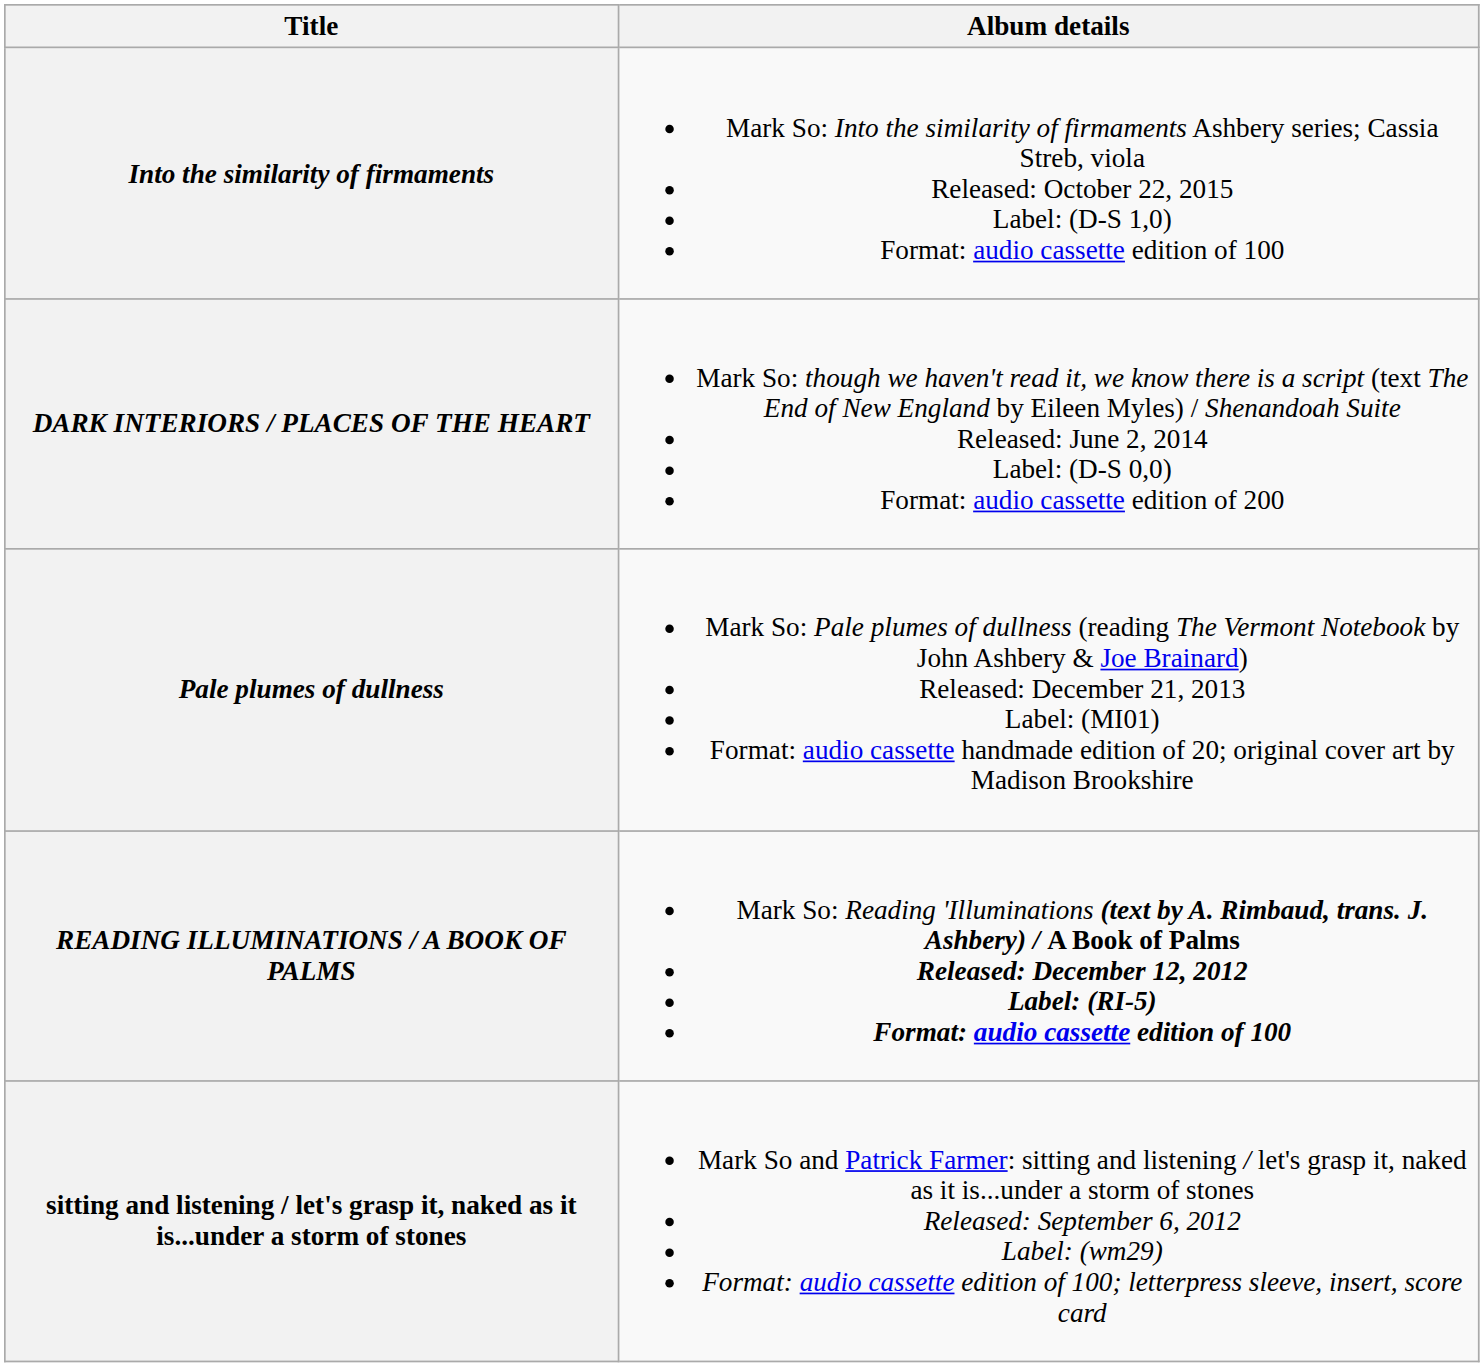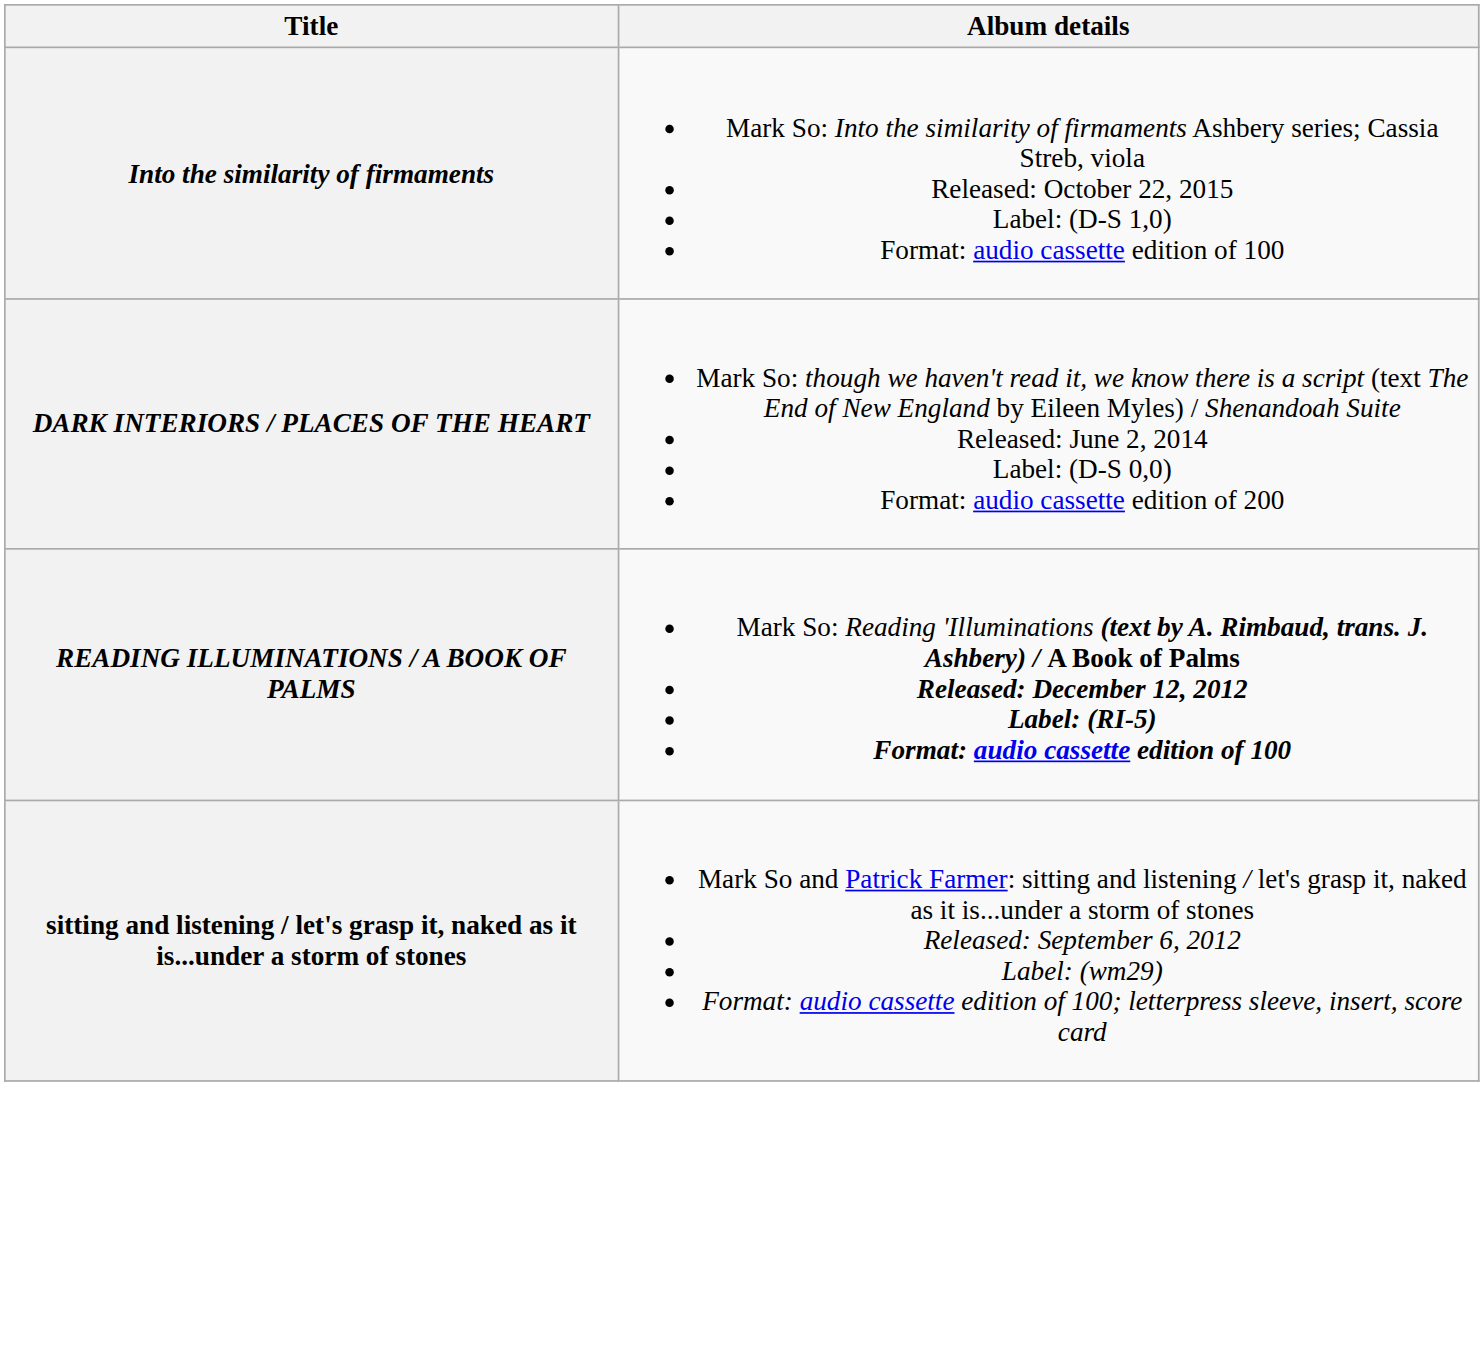- row: (311, 689)
